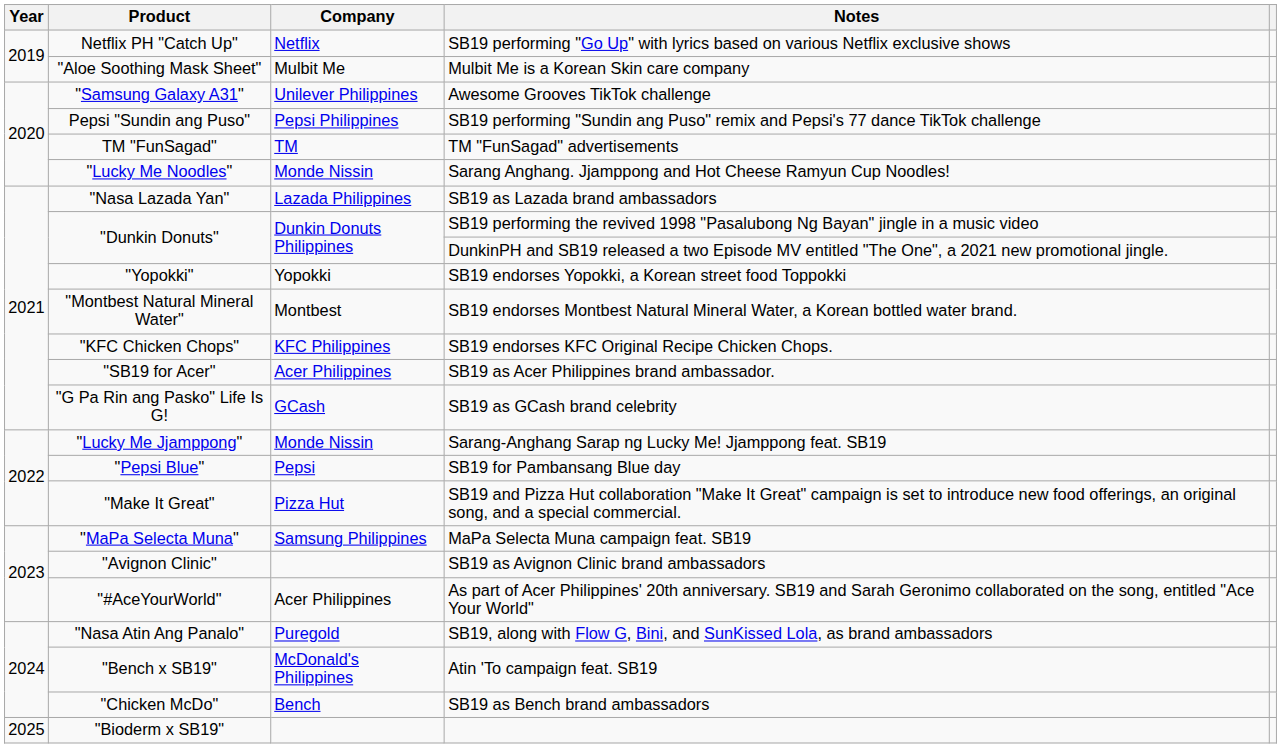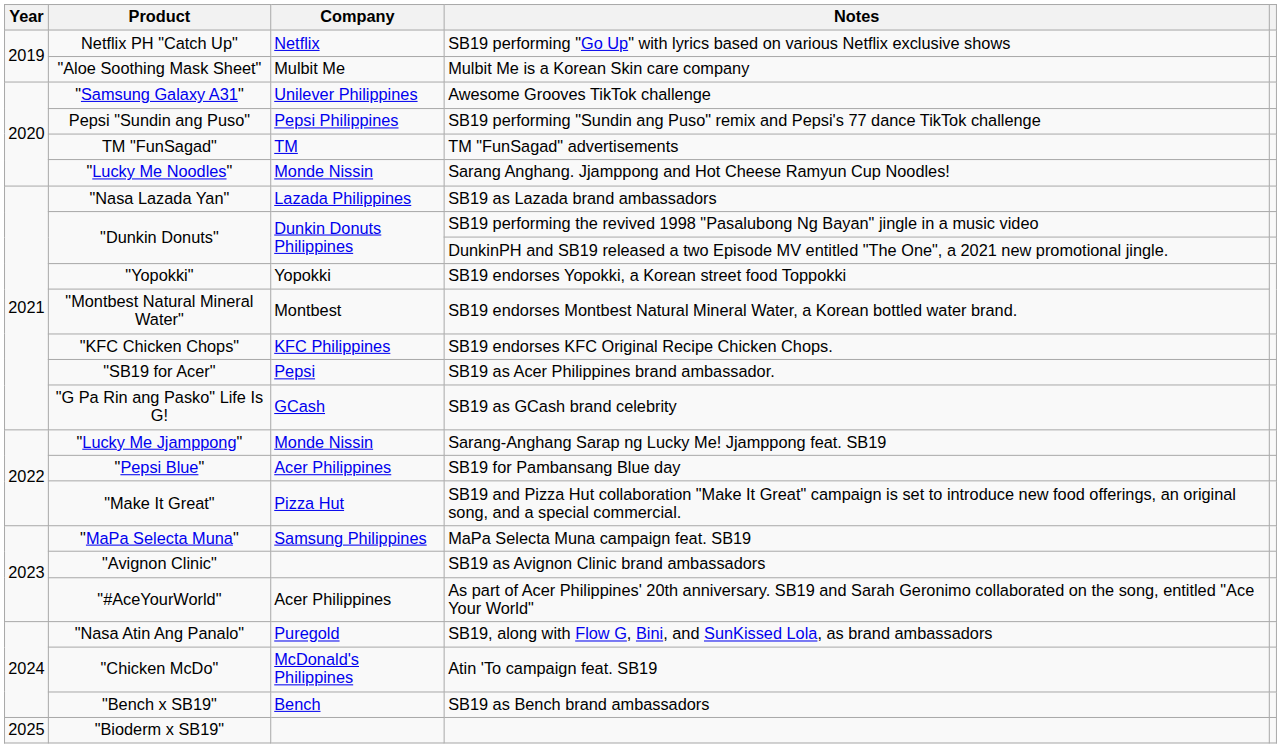(333, 372) Acer Philippines -> (295, 372) Pepsi
(295, 468) Pepsi -> (333, 468) Acer Philippines
(159, 669) "Bench x SB19" -> (159, 669) "Chicken McDo"
(159, 704) "Chicken McDo" -> (159, 704) "Bench x SB19"
